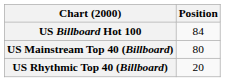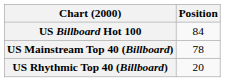(198, 49) 80 -> (198, 49) 78
